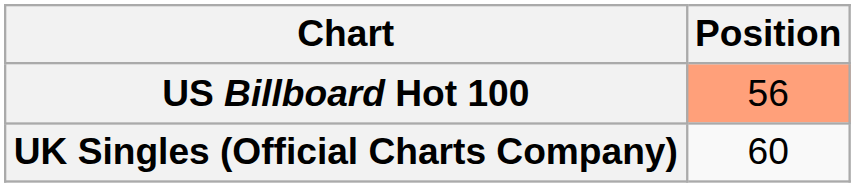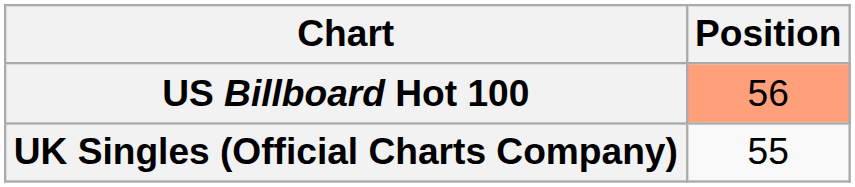(768, 151) 60 -> (768, 151) 55
